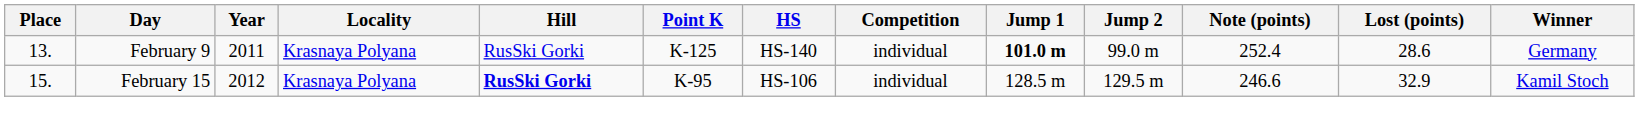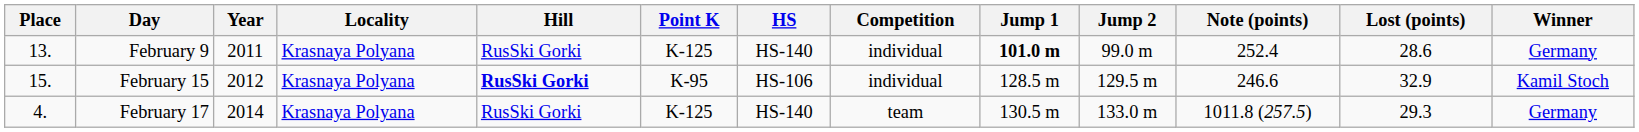+ row: (164, 111)
